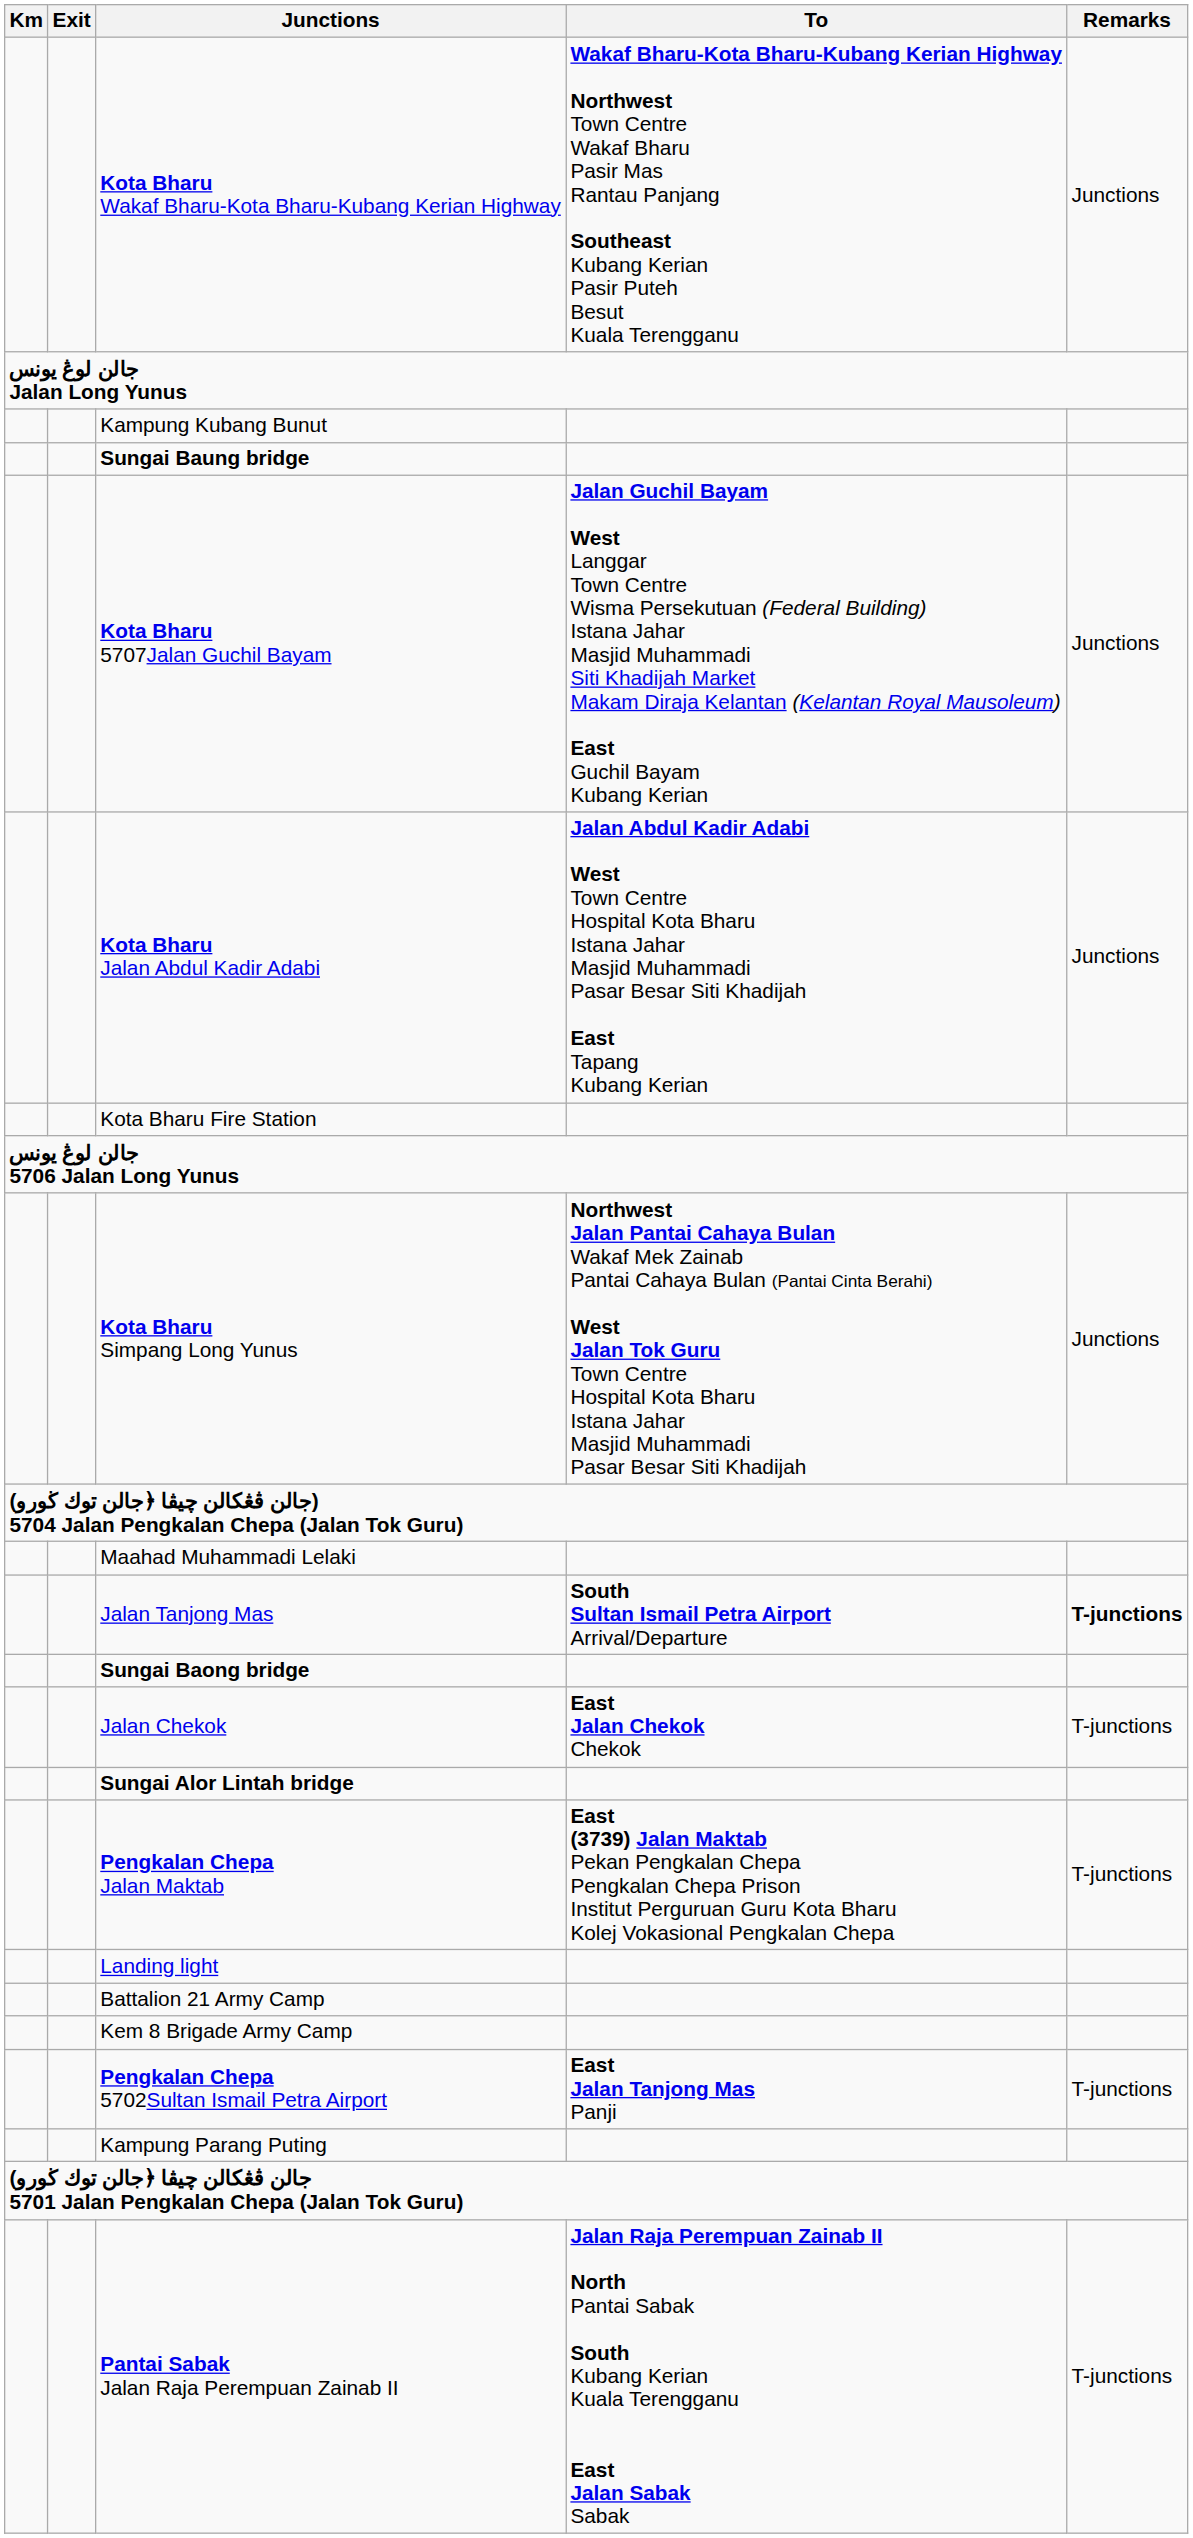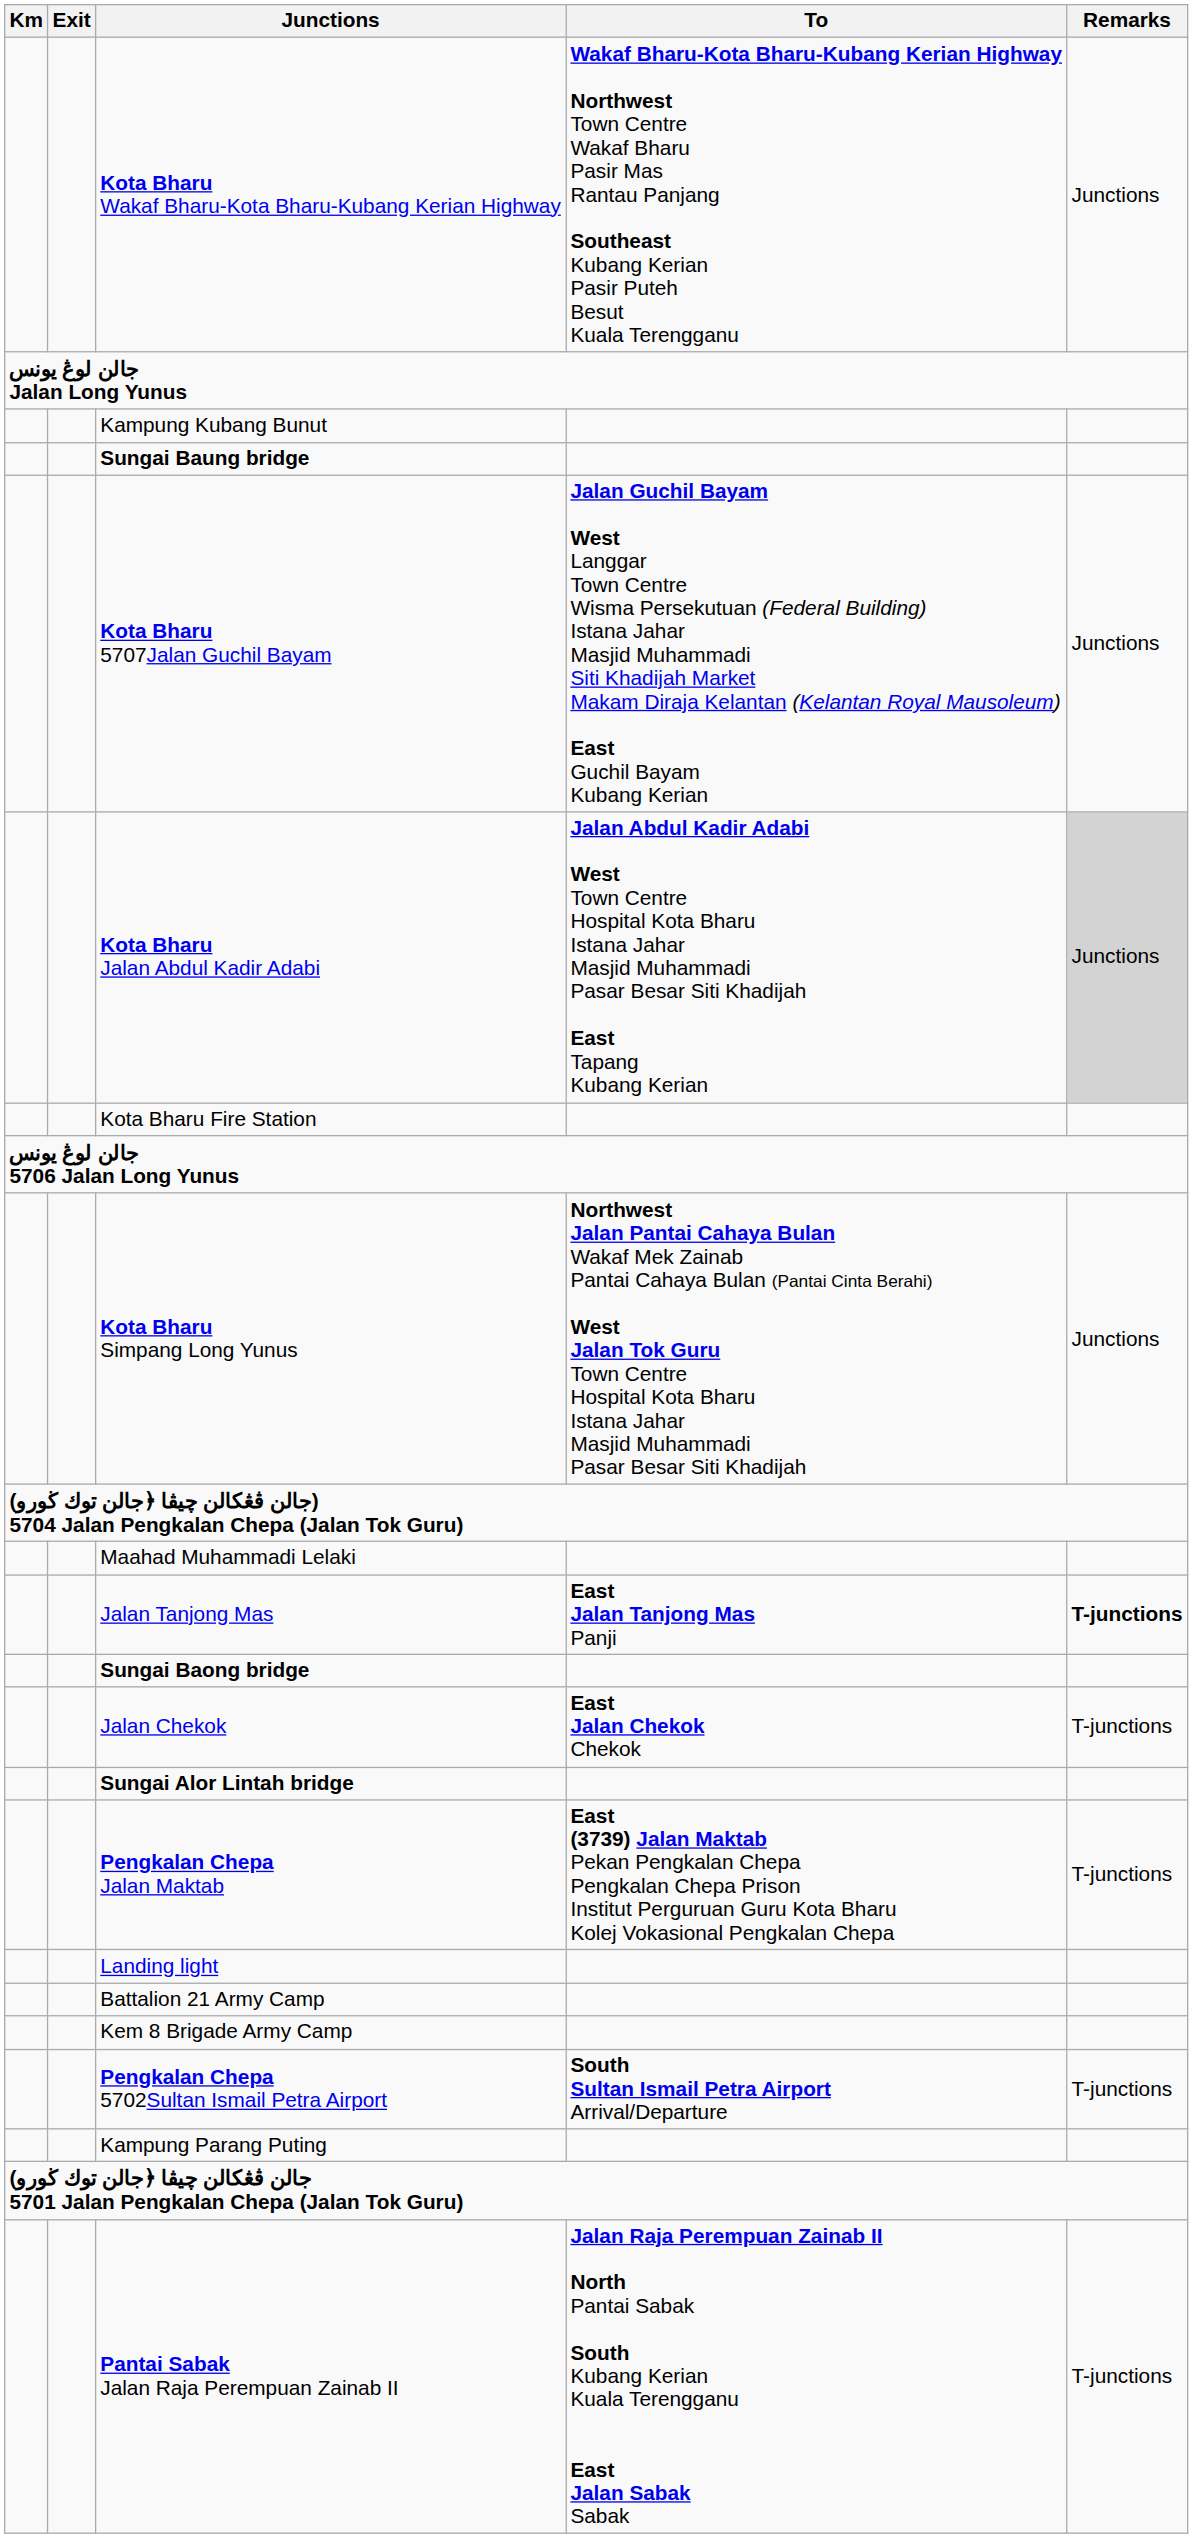(1115, 957) no background -> (1115, 957) lightgrey background
(701, 1614) South Sultan Ismail Petra Airport Arrival/Departure -> (663, 1614) East Jalan Tanjong Mas Panji
(663, 2088) East Jalan Tanjong Mas Panji -> (701, 2088) South Sultan Ismail Petra Airport Arrival/Departure
